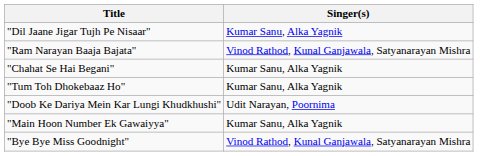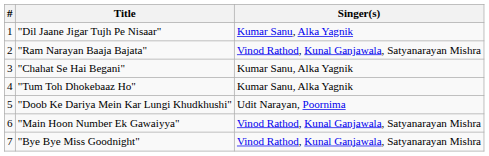+ column: (10, 13)
(284, 123) Kumar Sanu, Alka Yagnik -> (359, 123) Vinod Rathod, Kunal Ganjawala, Satyanarayan Mishra
